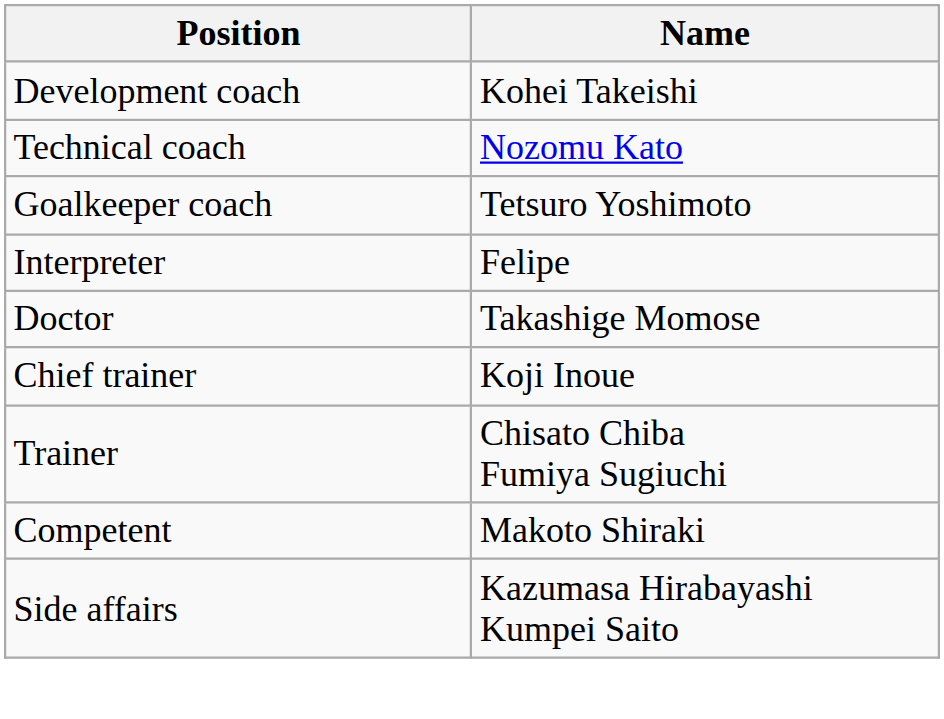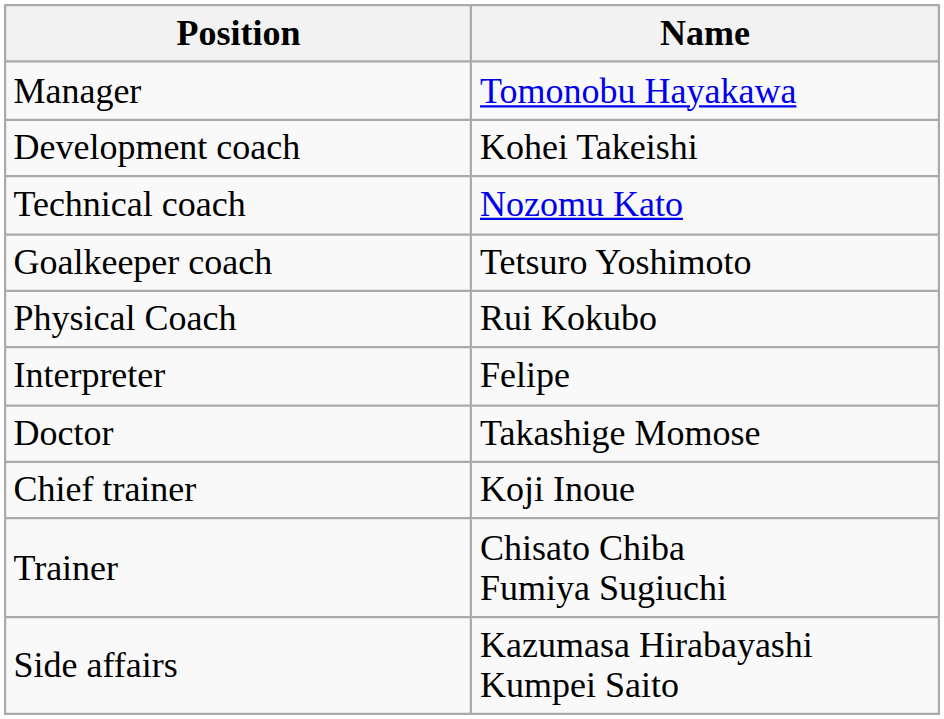+ row: (77, 90)
+ row: (125, 318)
- row: (92, 530)
